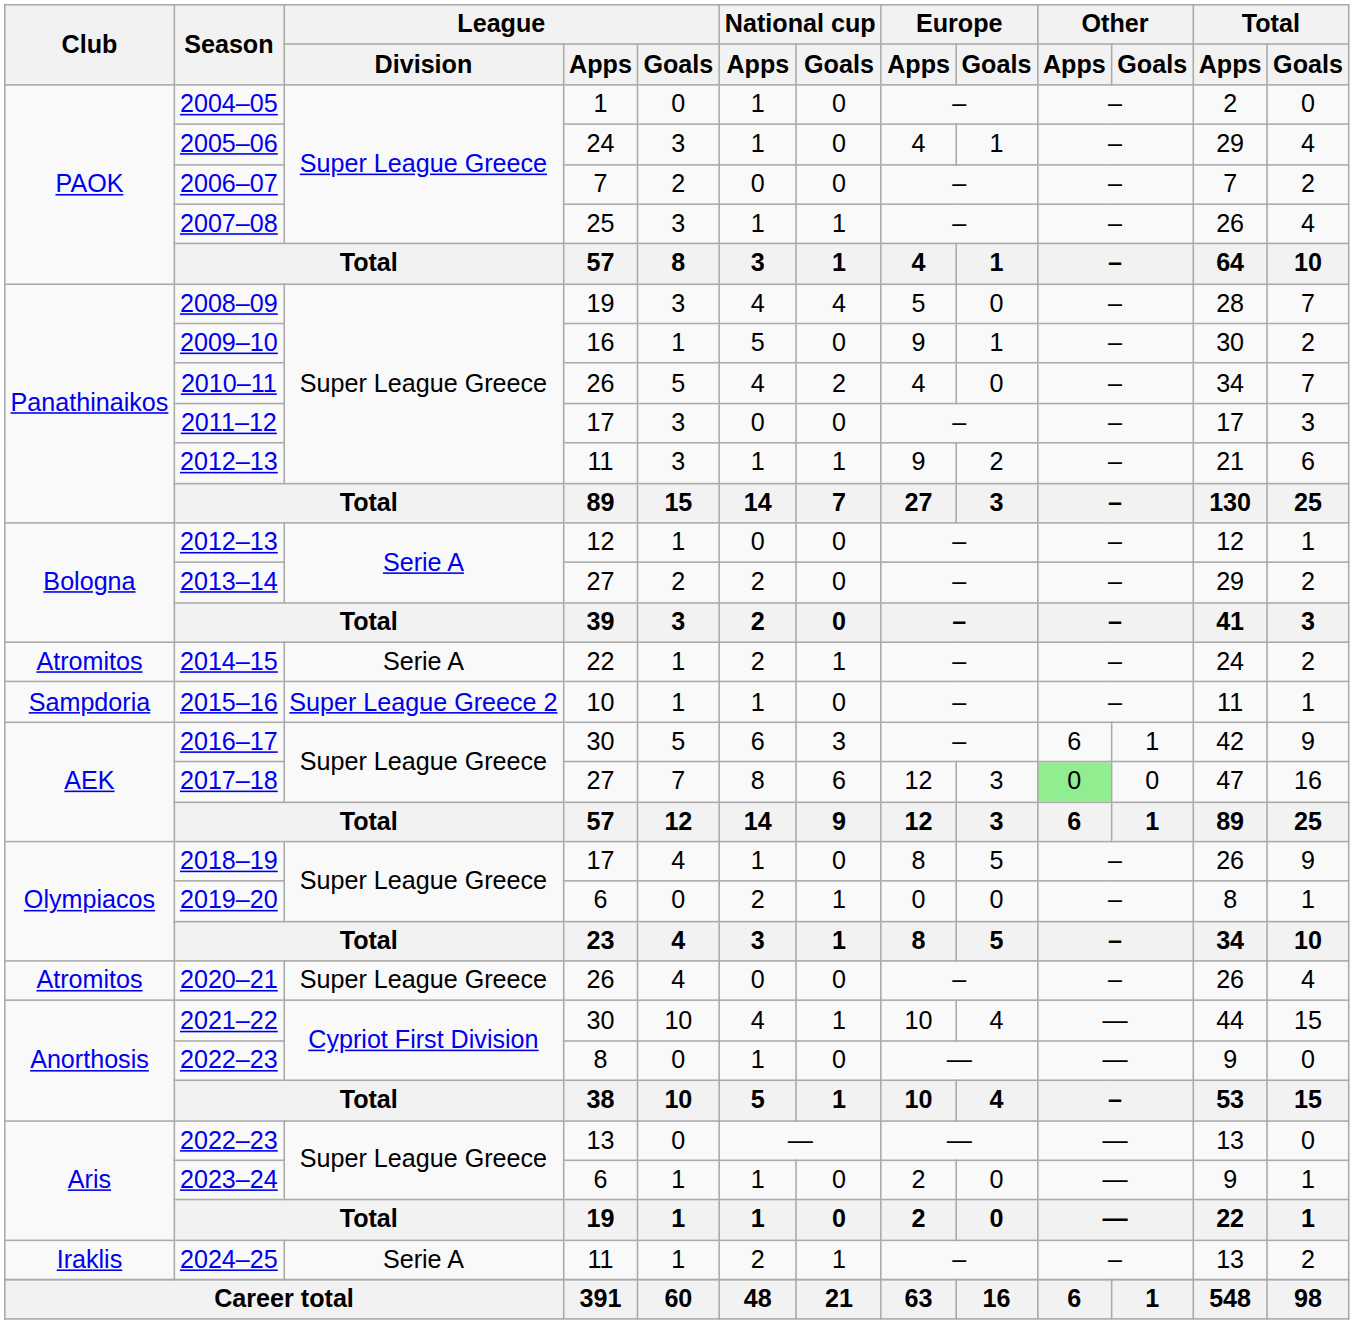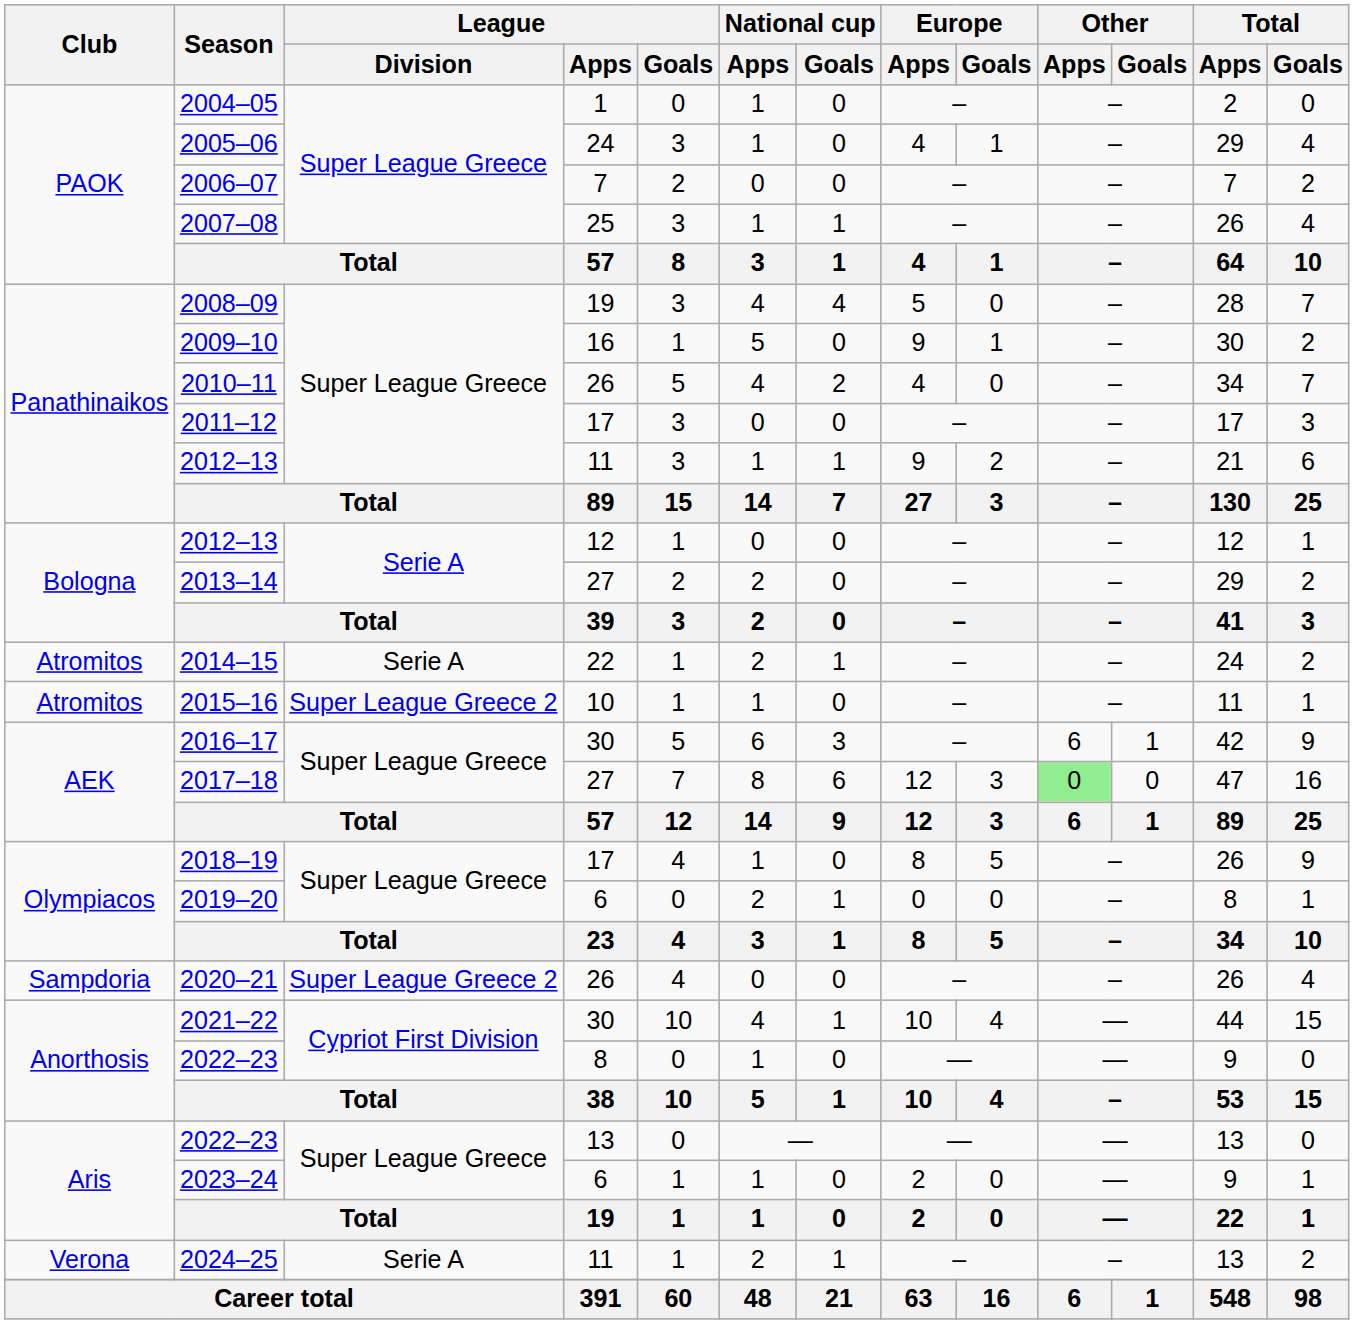(89, 701) Sampdoria -> (89, 701) Atromitos
(89, 980) Atromitos -> (89, 980) Sampdoria
(423, 980) Super League Greece -> (423, 980) Super League Greece 2
(89, 1259) Iraklis -> (89, 1259) Verona
